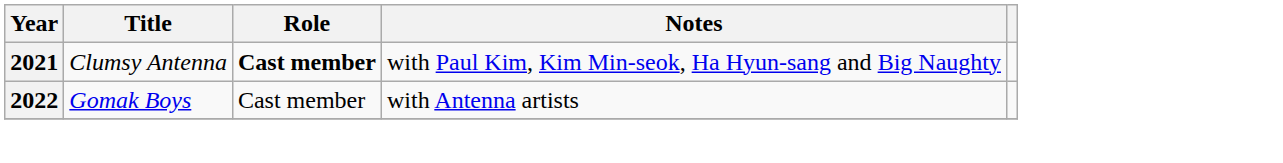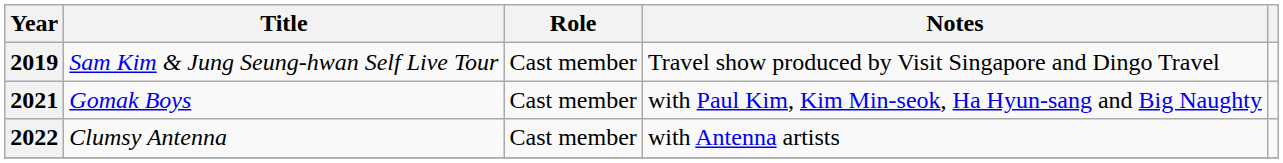+ row: (34, 61)
(148, 61) Clumsy Antenna -> (130, 99) Gomak Boys
(307, 61) bold -> (573, 99) normal
(130, 99) Gomak Boys -> (148, 137) Clumsy Antenna
